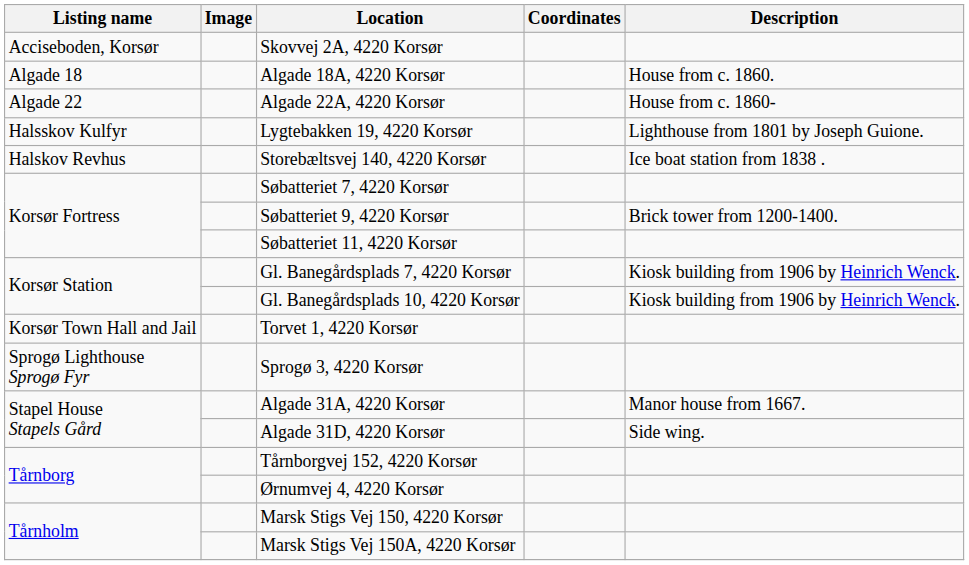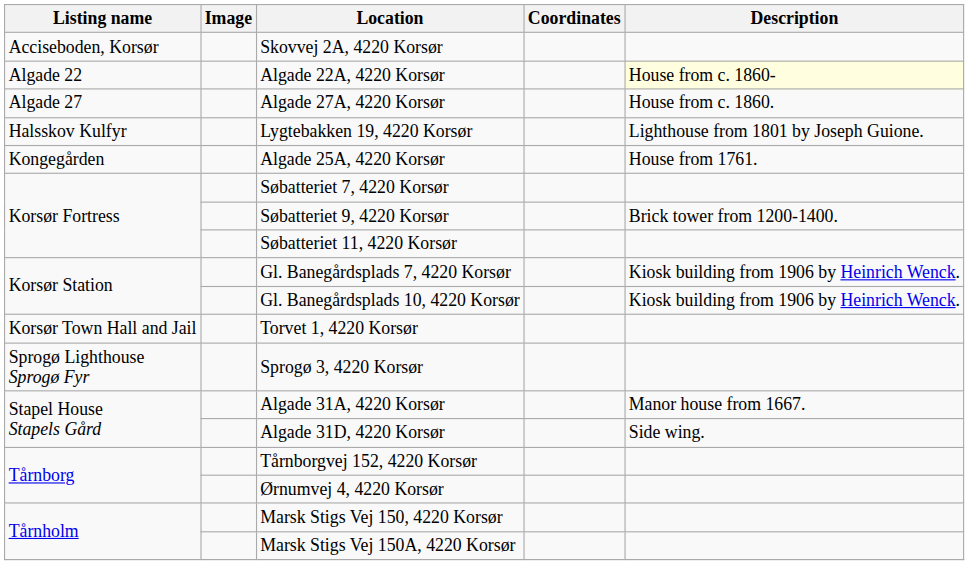- row: (352, 74)
(702, 103) no background -> (702, 74) lightyellow background
+ row: (352, 103)
- row: (373, 159)
+ row: (352, 159)
